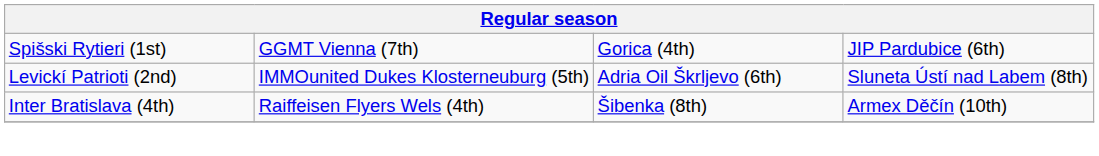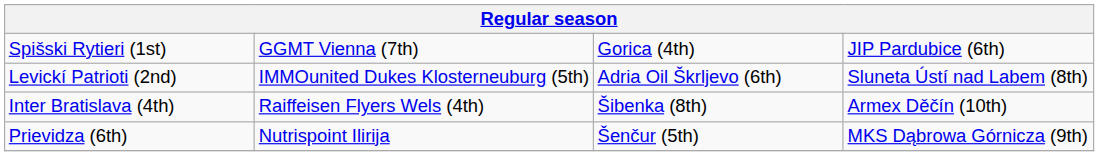+ row: (68, 135)
